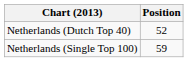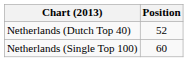(162, 48) 59 -> (162, 48) 60
